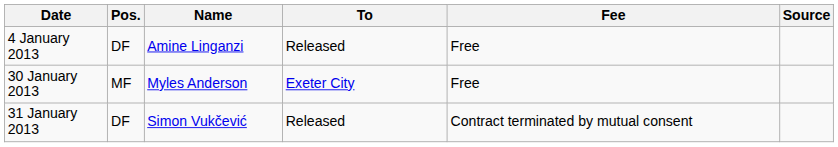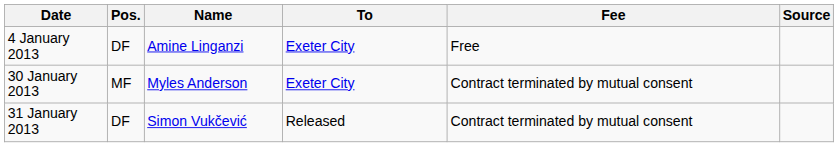(315, 45) Released -> (320, 45) Exeter City
(465, 84) Free -> (572, 84) Contract terminated by mutual consent
